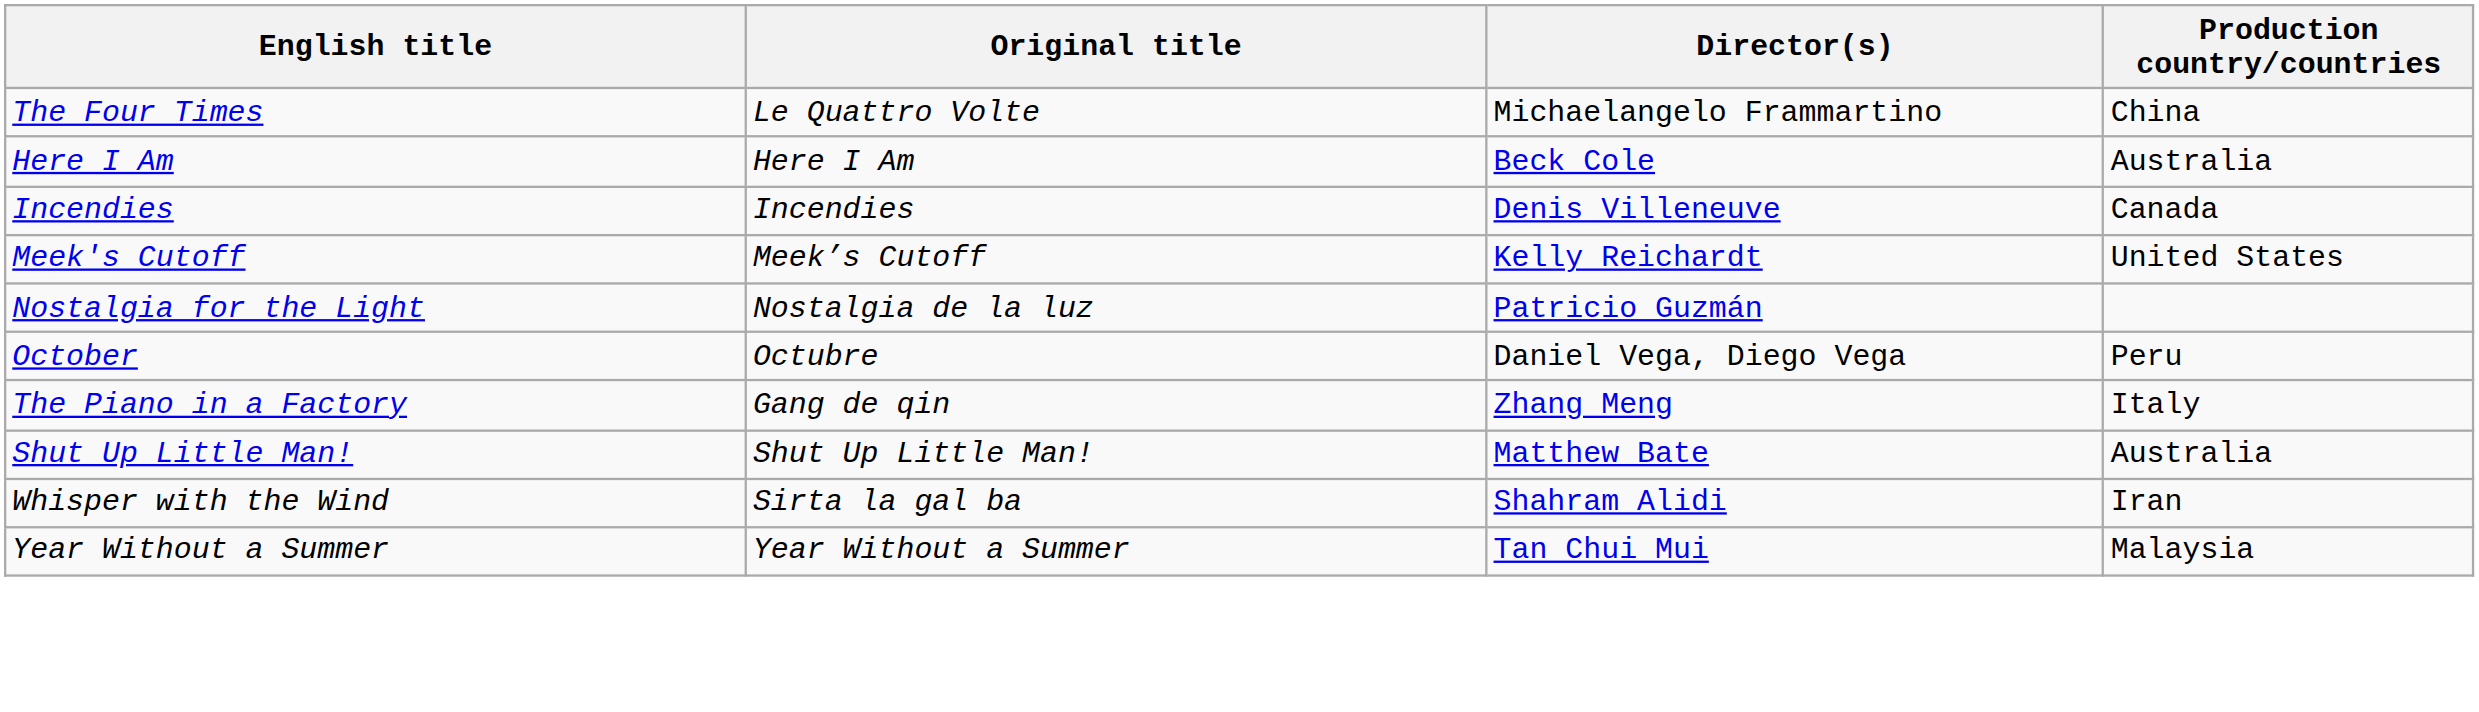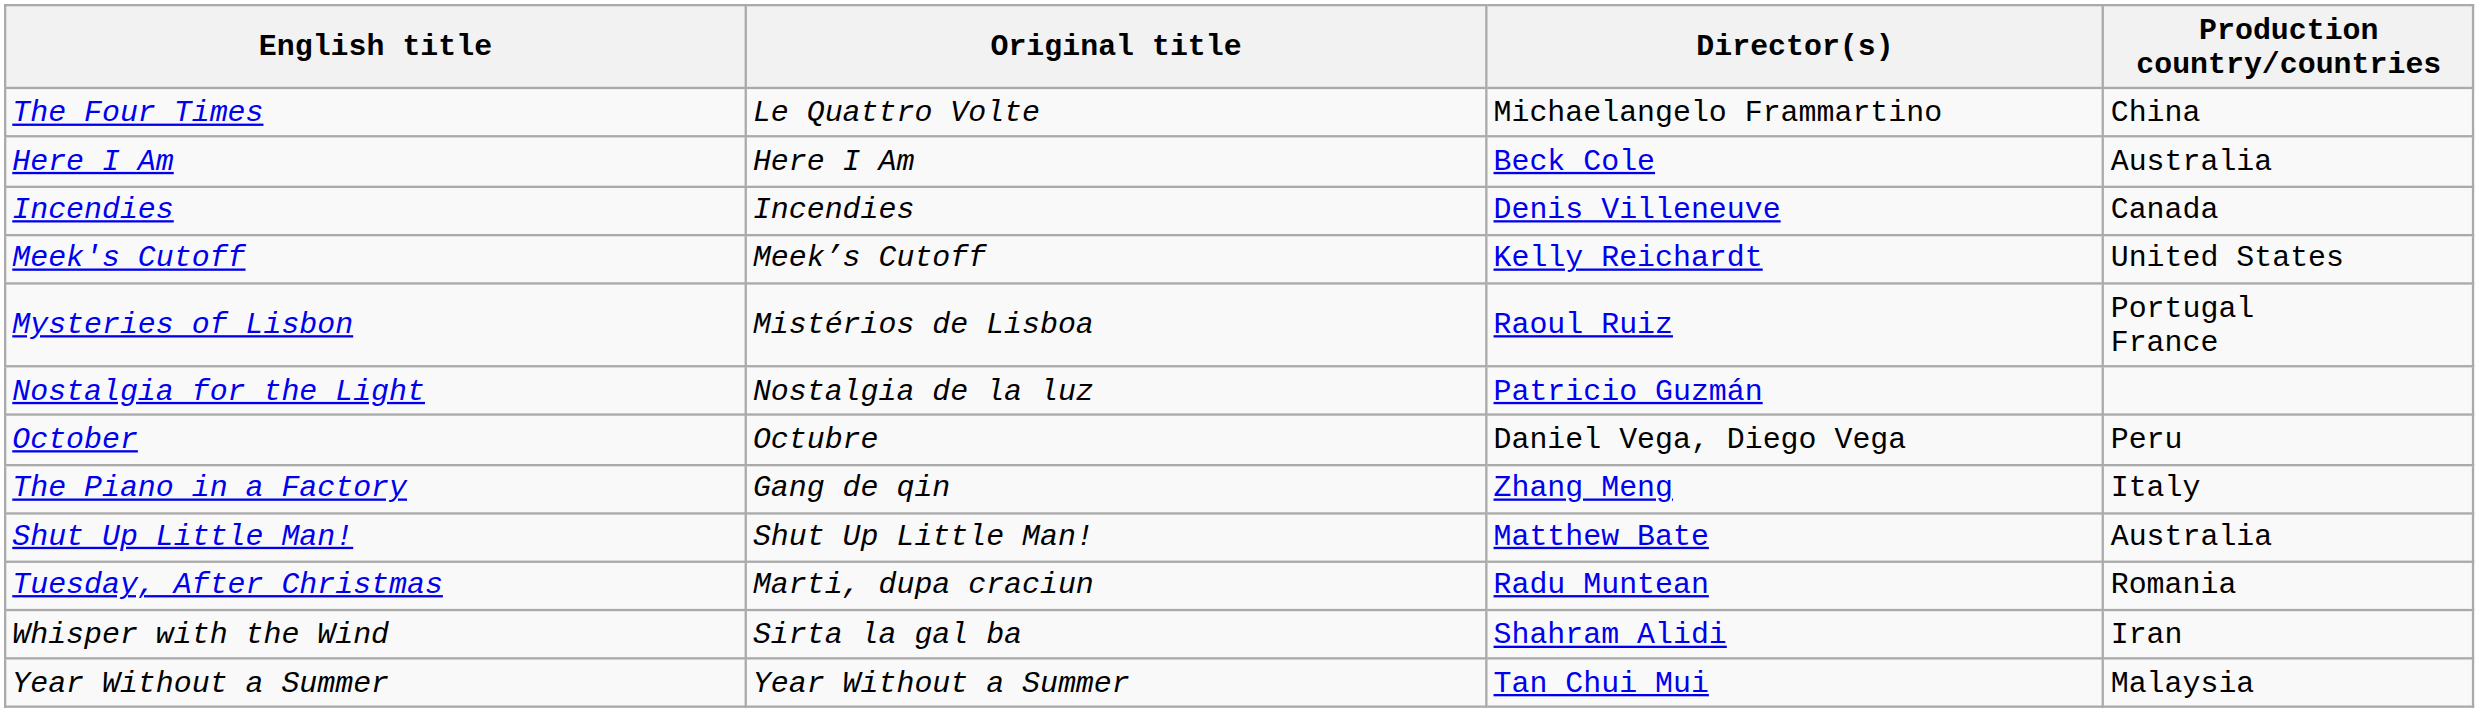+ row: (183, 325)
+ row: (228, 586)
